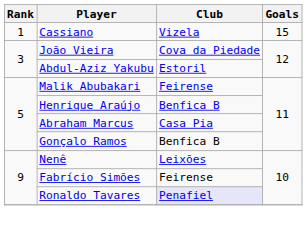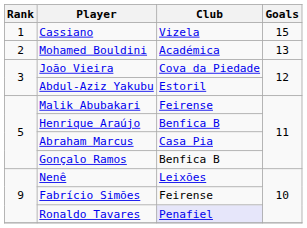+ row: (93, 50)
